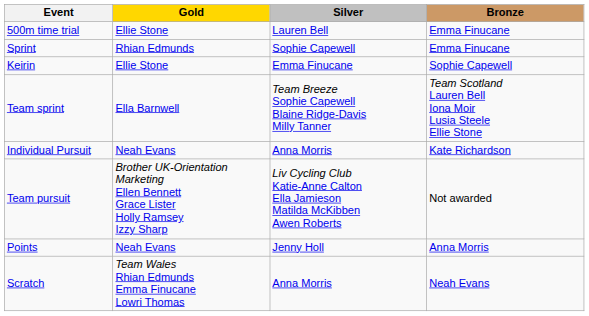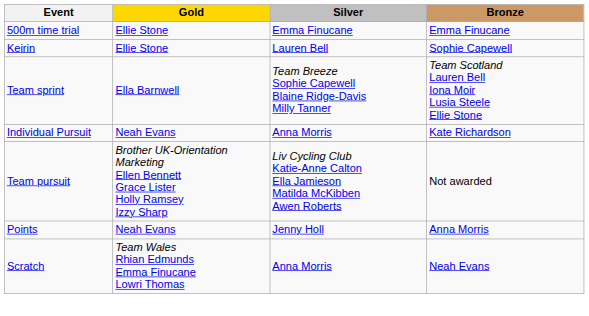(300, 30) Lauren Bell -> (313, 30) Emma Finucane
- row: (21, 48)
(313, 65) Emma Finucane -> (300, 48) Lauren Bell
